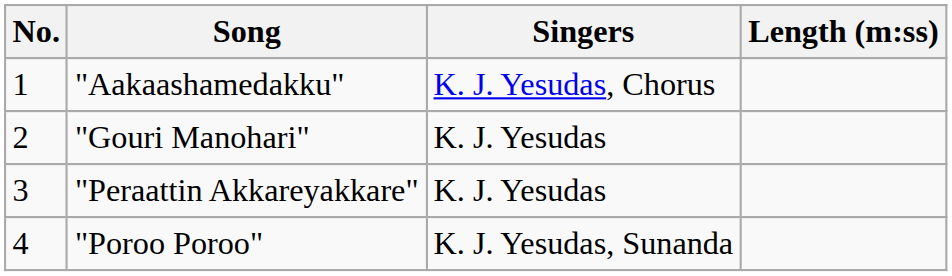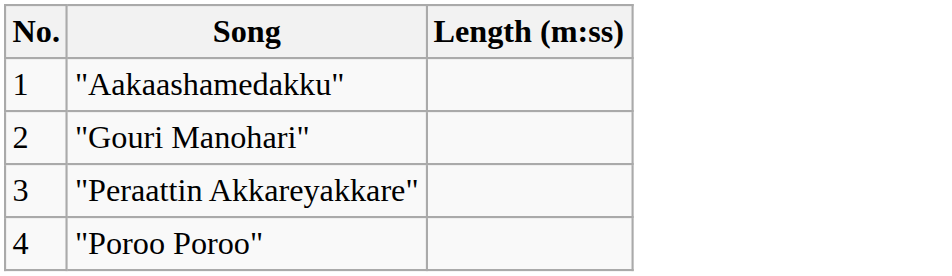- column: (583, 31)
